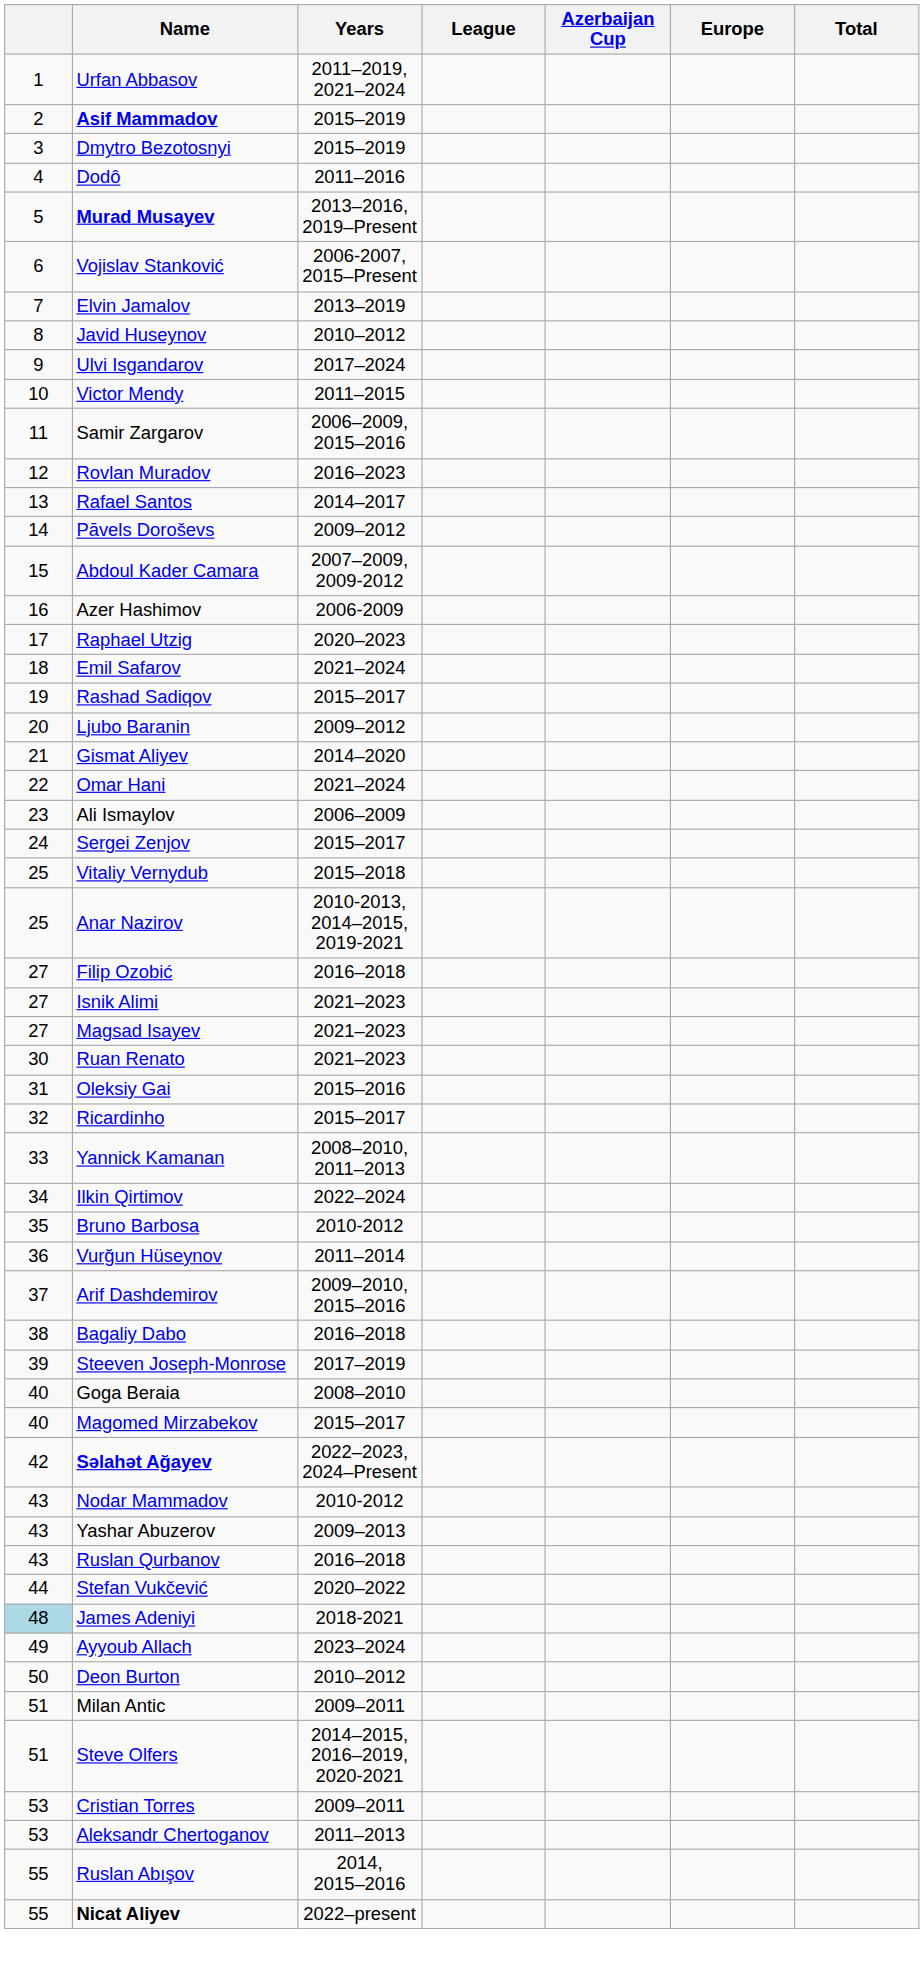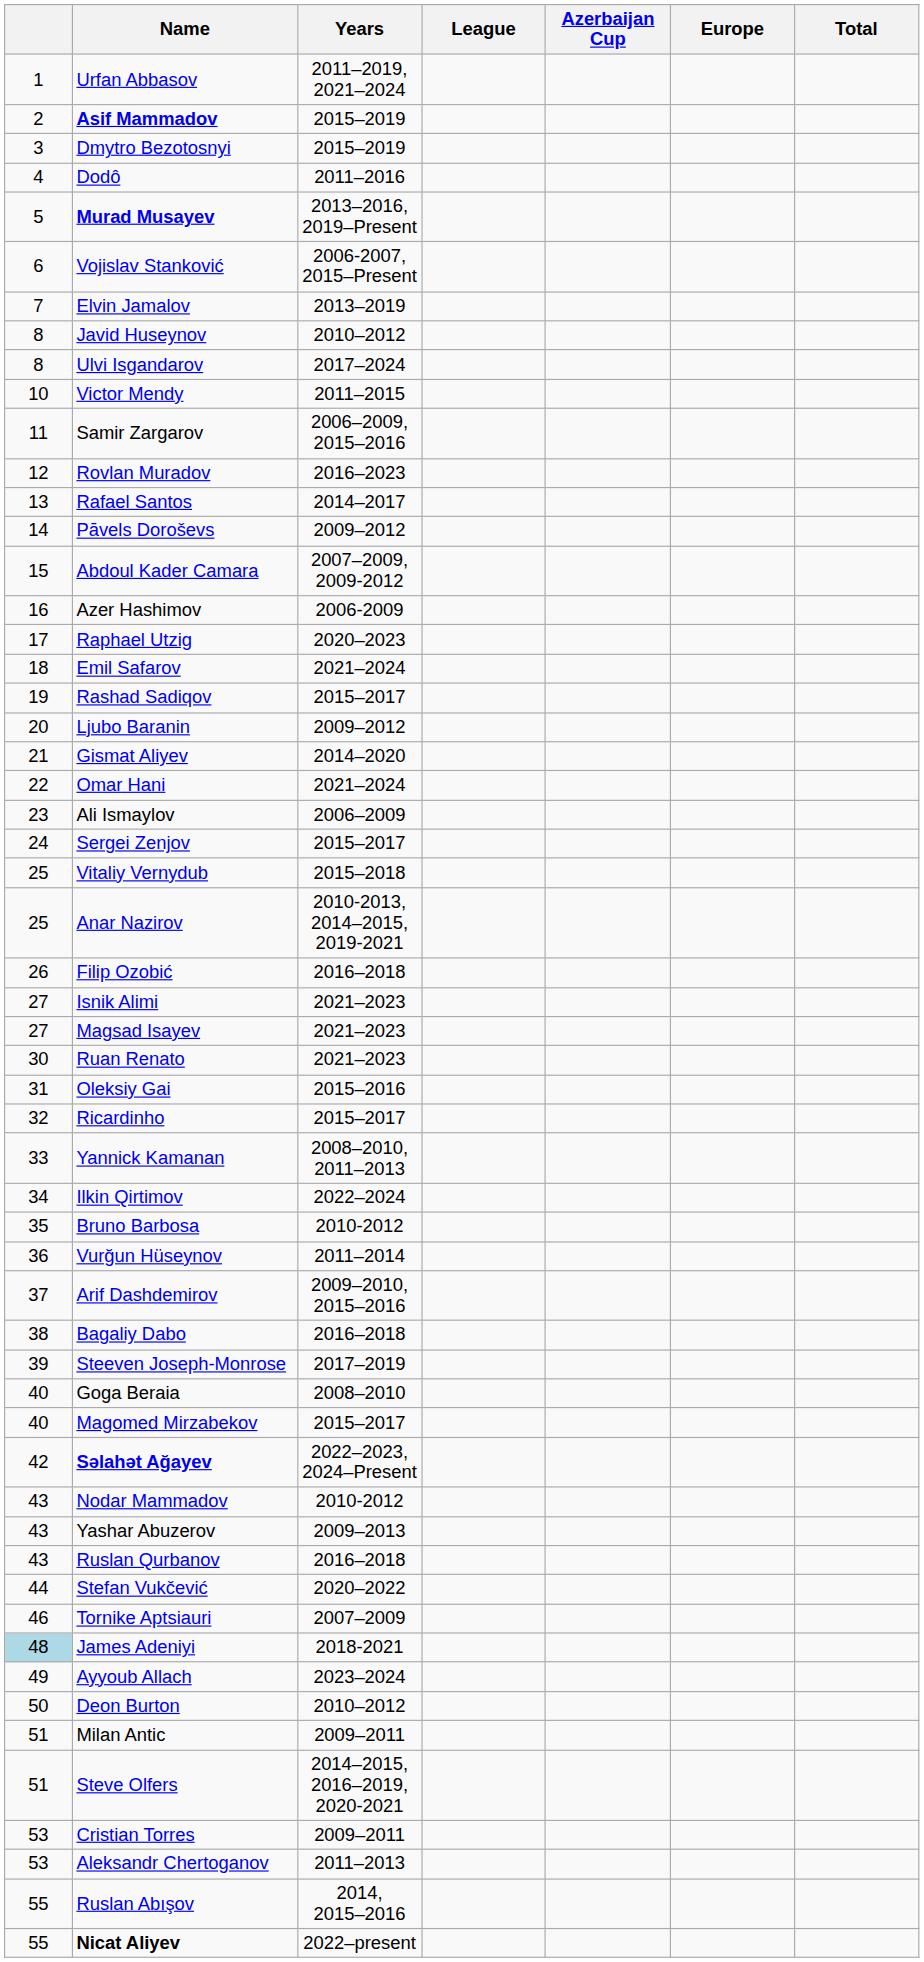(38, 364) 9 -> (38, 364) 8
(38, 972) 27 -> (38, 972) 26
+ row: (144, 1618)
